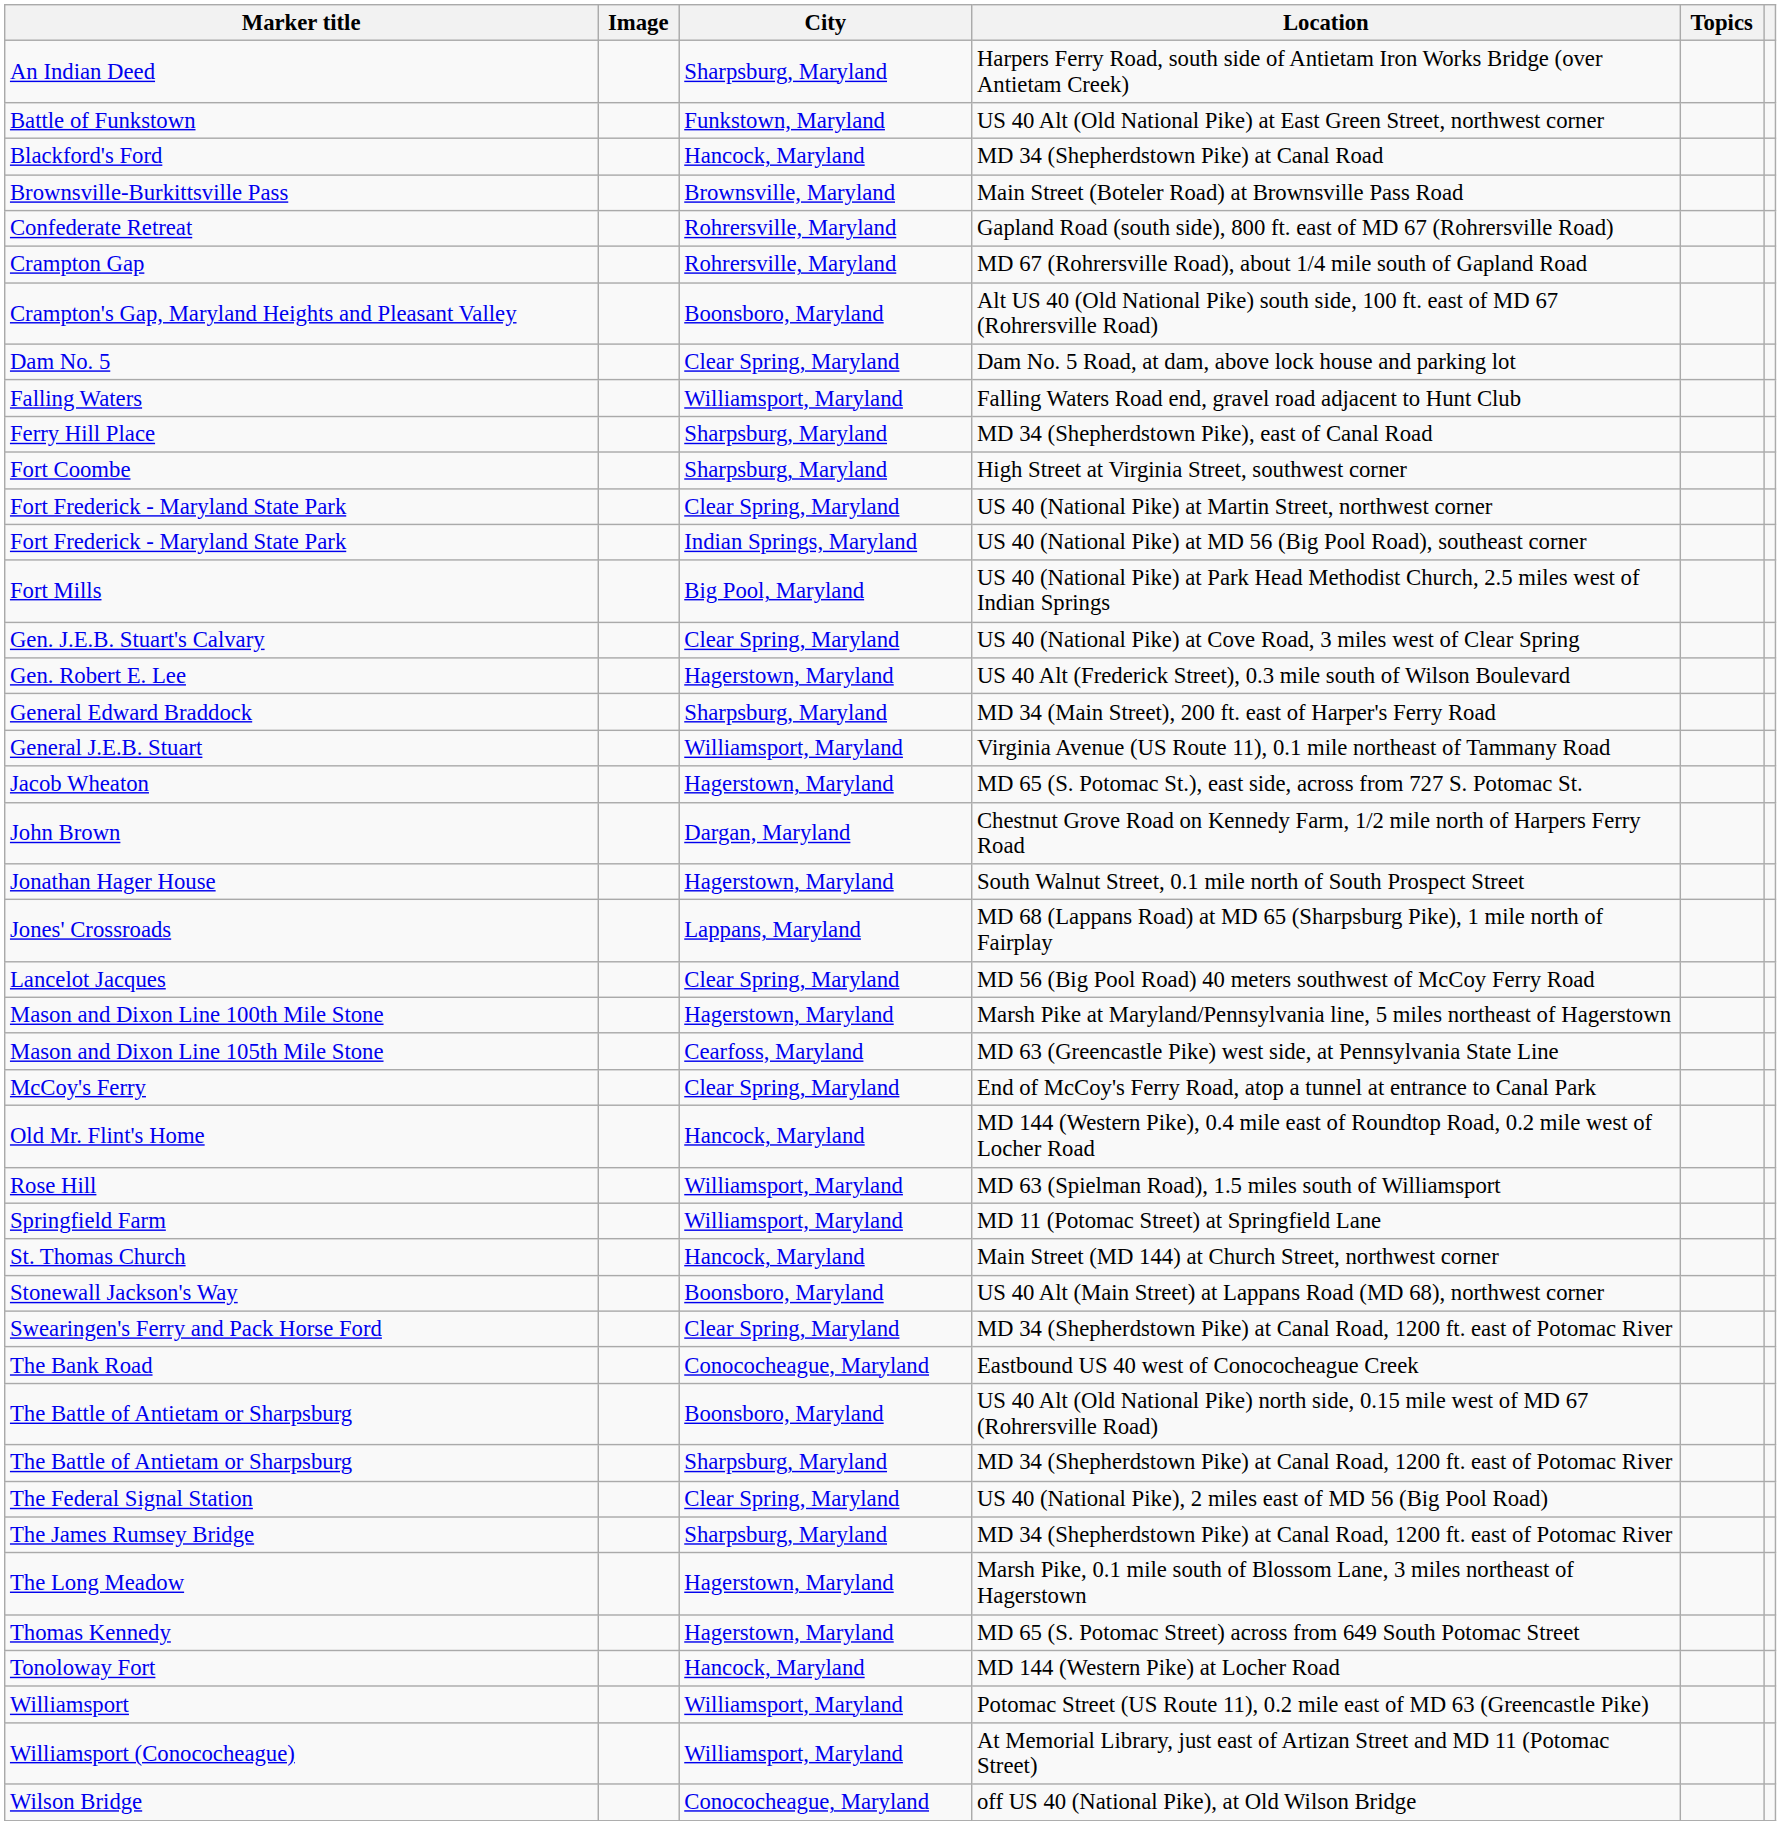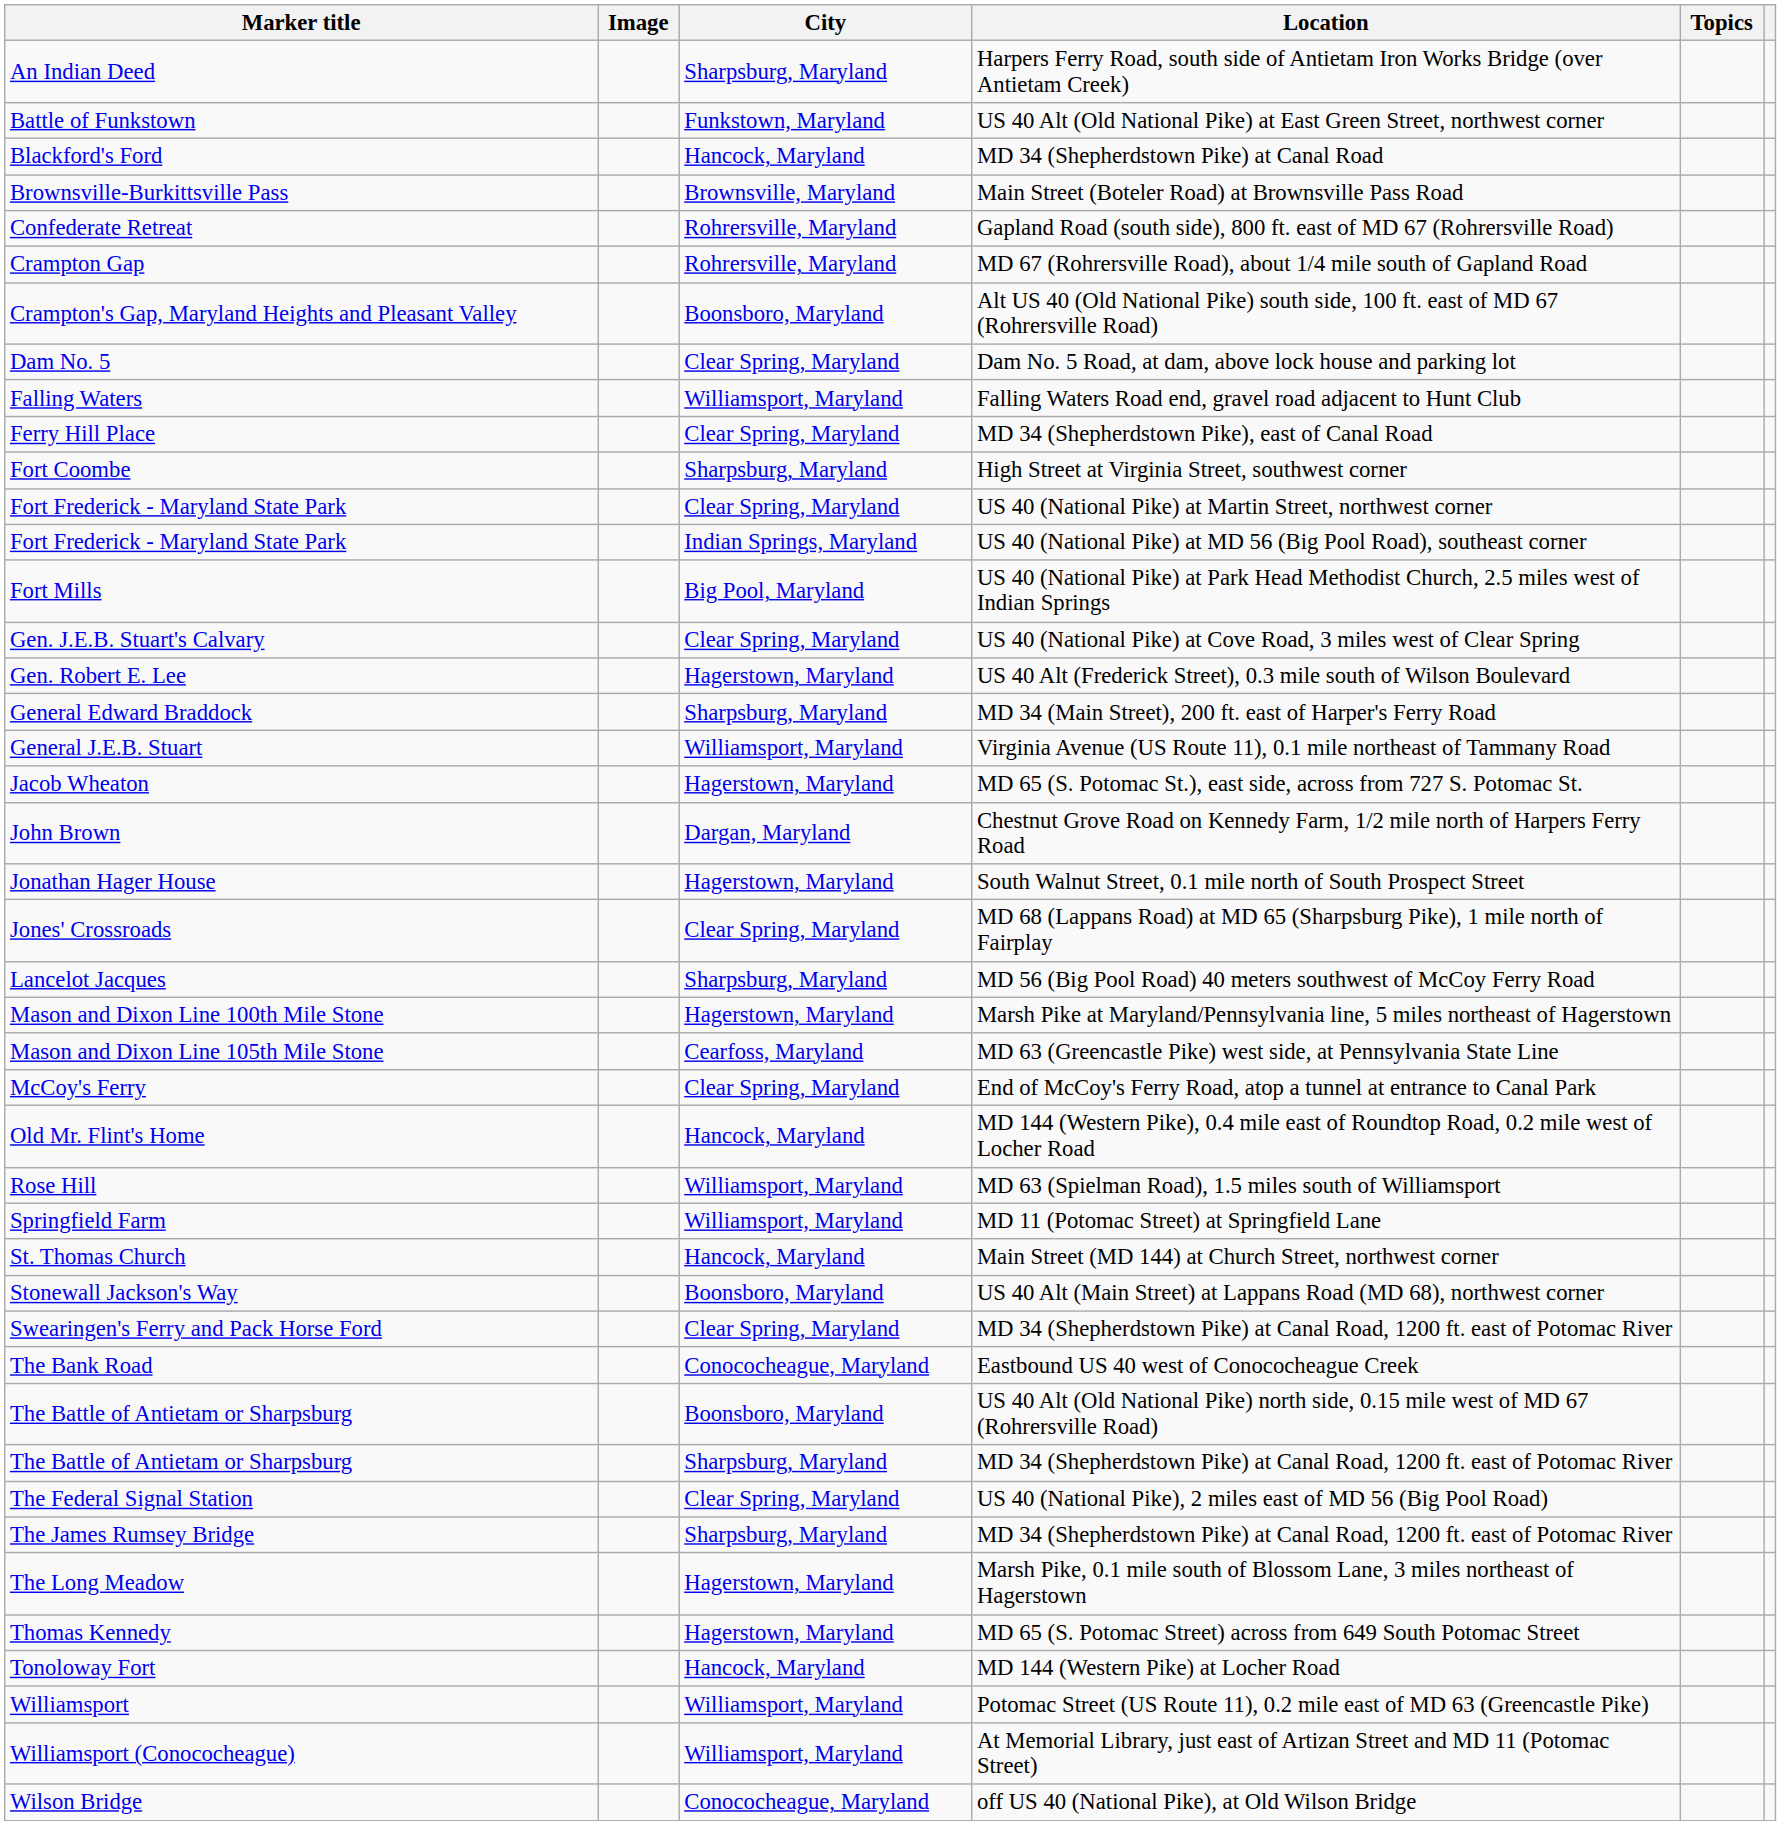(786, 433) Sharpsburg, Maryland -> (792, 433) Clear Spring, Maryland
(773, 930) Lappans, Maryland -> (792, 930) Clear Spring, Maryland
(792, 979) Clear Spring, Maryland -> (786, 979) Sharpsburg, Maryland
